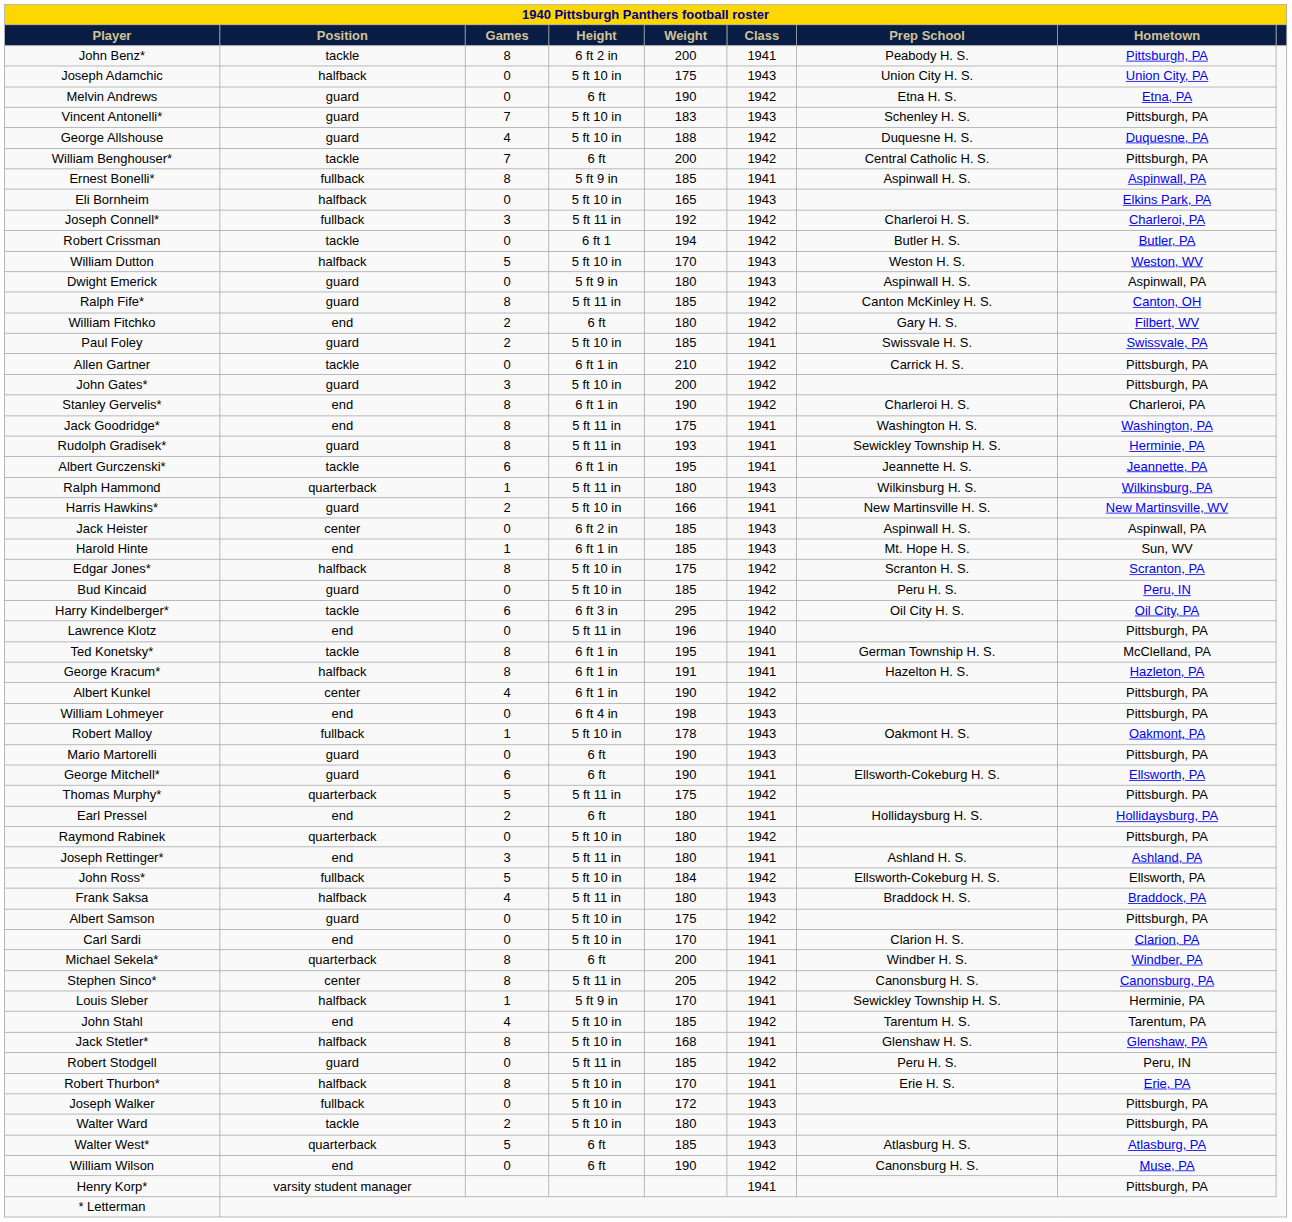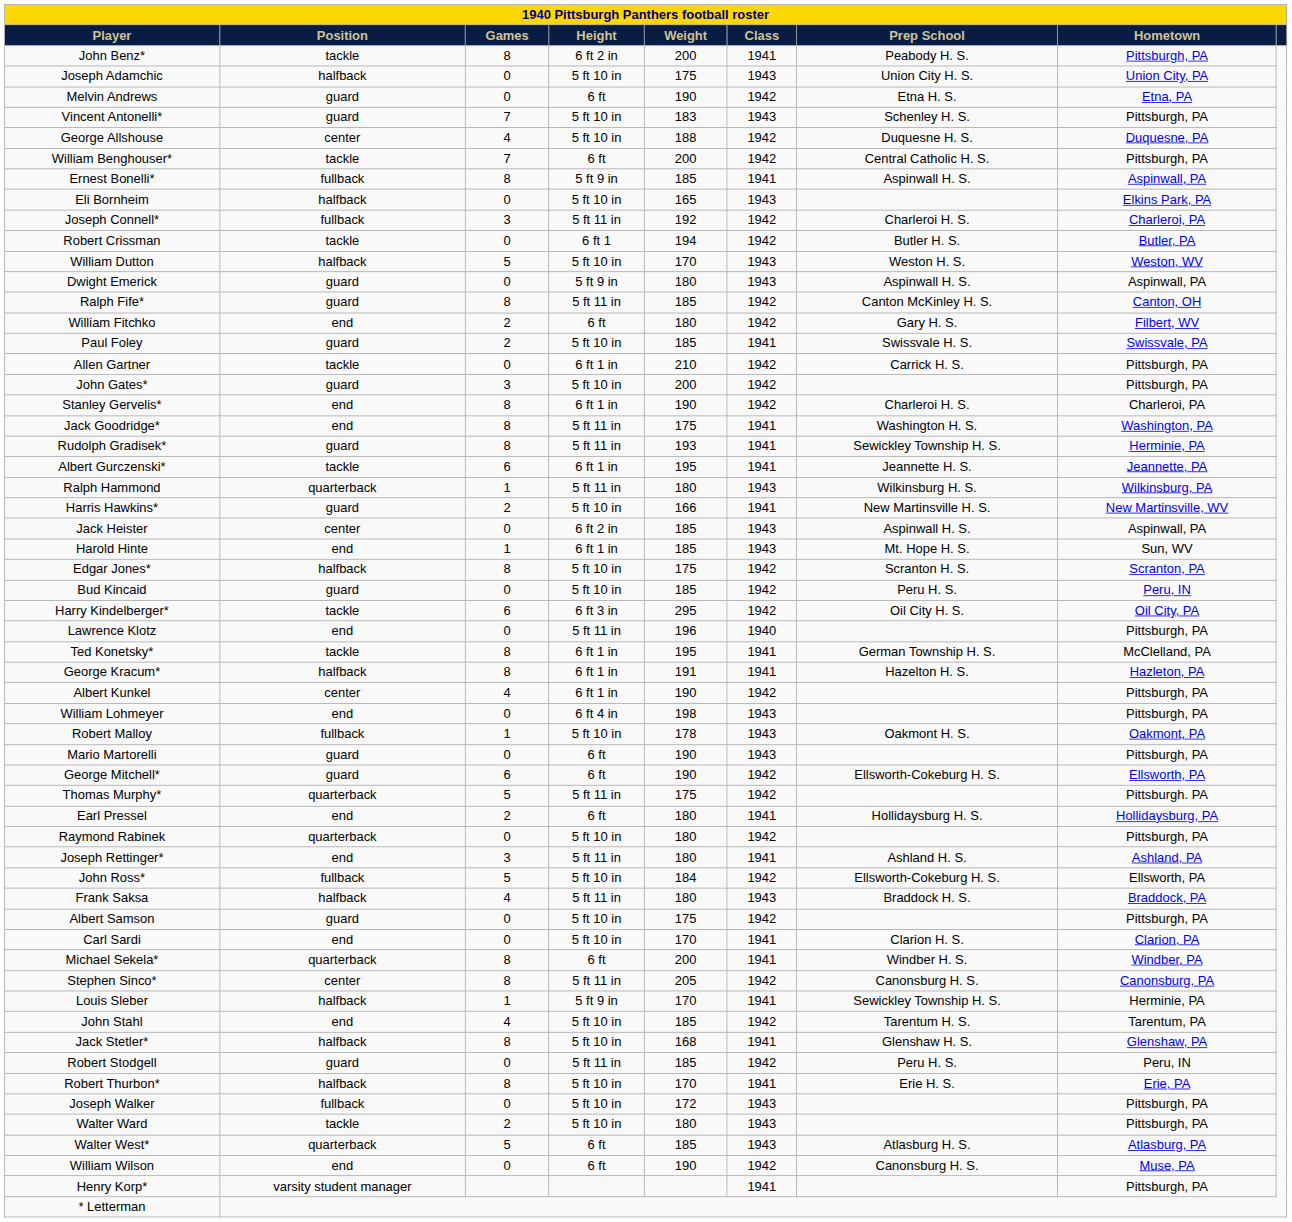(342, 138) guard -> (342, 138) center
(762, 775) 1941 -> (762, 775) 1942
